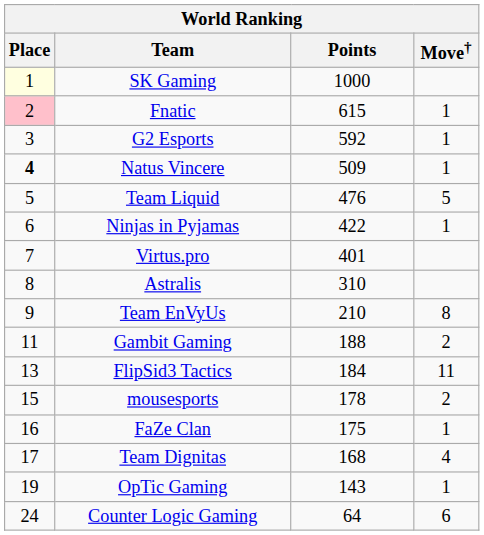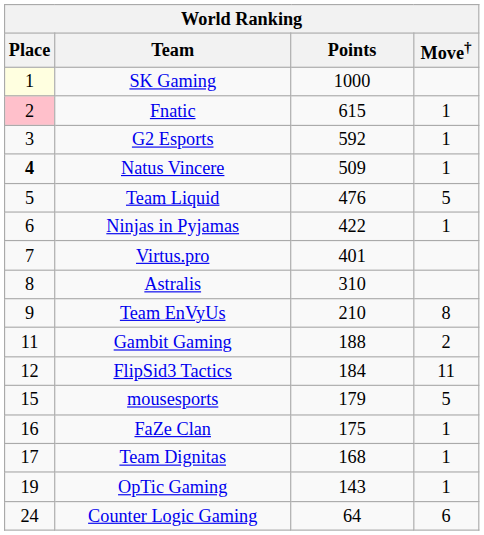(30, 371) 13 -> (30, 371) 12
(352, 399) 178 -> (352, 399) 179
(446, 399) 2 -> (446, 399) 5
(446, 457) 4 -> (446, 457) 1
